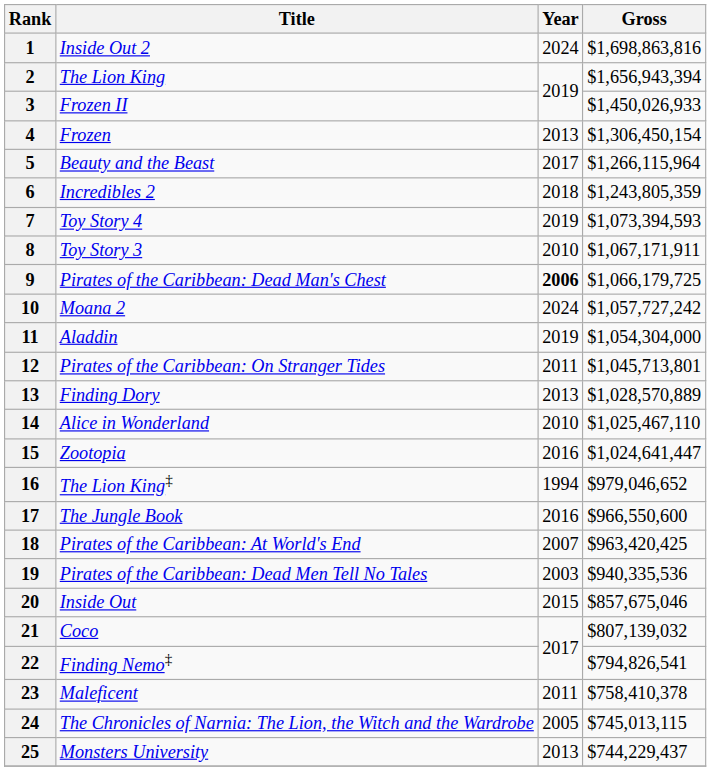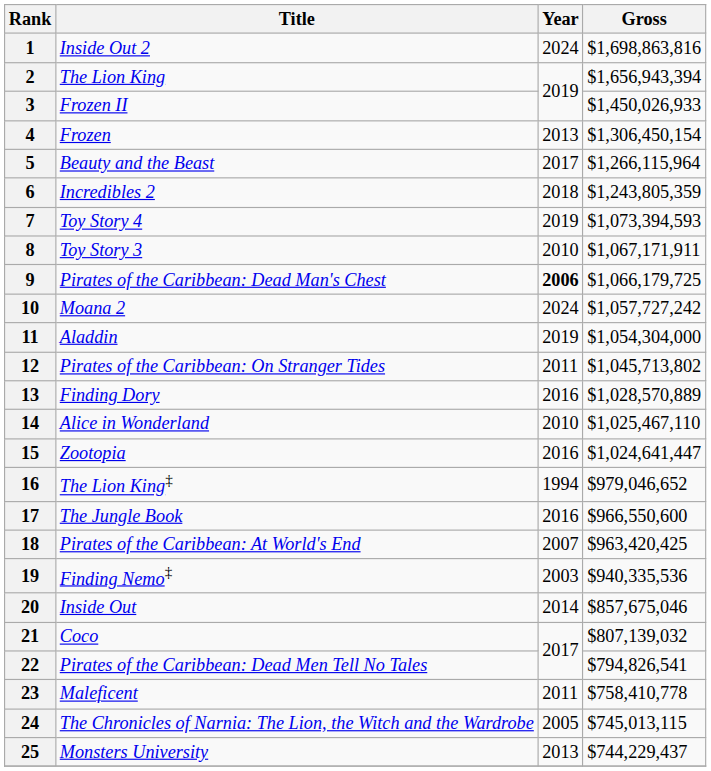(644, 366) $1,045,713,801 -> (644, 366) $1,045,713,802
(560, 395) 2013 -> (560, 395) 2016
(244, 573) Pirates of the Caribbean: Dead Men Tell No Tales -> (116, 575) Finding Nemo‡
(560, 602) 2015 -> (560, 607) 2014
(116, 662) Finding Nemo‡ -> (244, 665) Pirates of the Caribbean: Dead Men Tell No Tales
(637, 694) $758,410,378 -> (637, 694) $758,410,778
